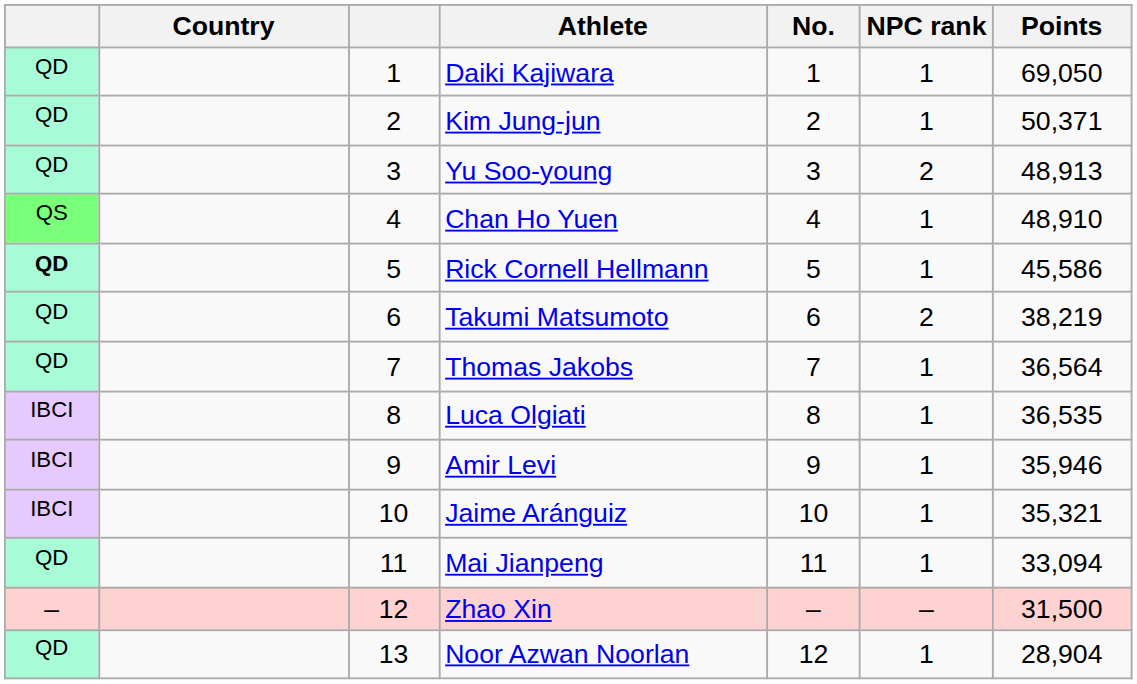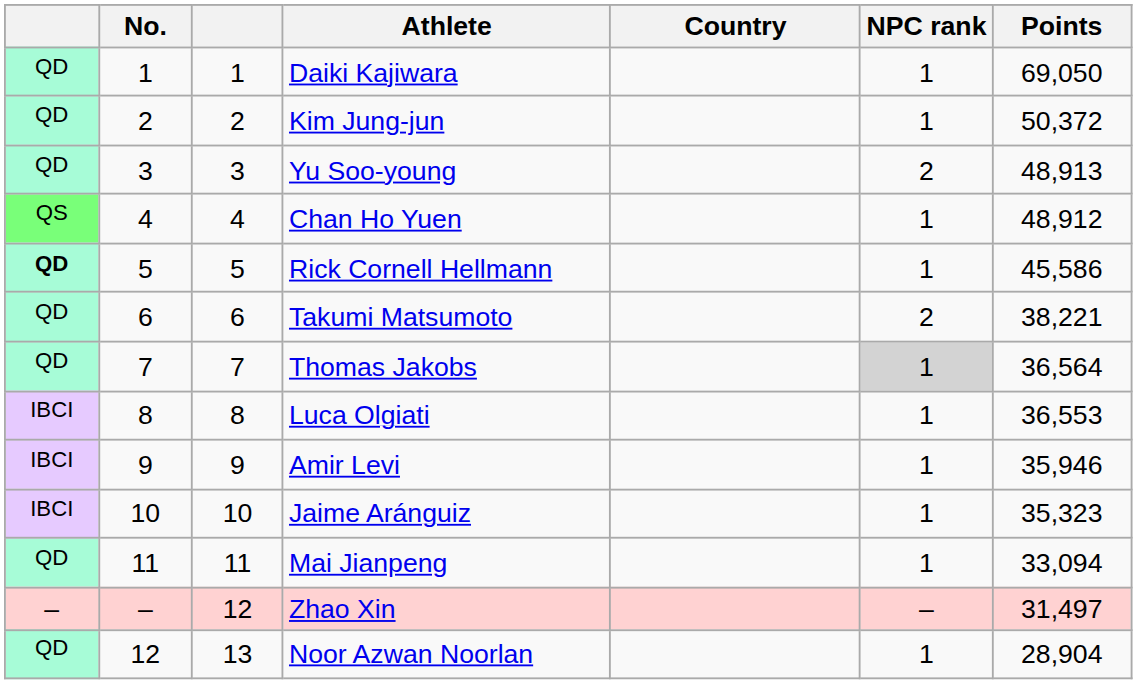columns swapped: (814, 26) <-> (223, 26)
(1062, 121) 50,371 -> (1062, 121) 50,372
(1062, 219) 48,910 -> (1062, 219) 48,912
(1062, 318) 38,219 -> (1062, 318) 38,221
(926, 367) no background -> (926, 367) lightgrey background
(1062, 416) 36,535 -> (1062, 416) 36,553
(1062, 514) 35,321 -> (1062, 514) 35,323
(1062, 609) 31,500 -> (1062, 609) 31,497
